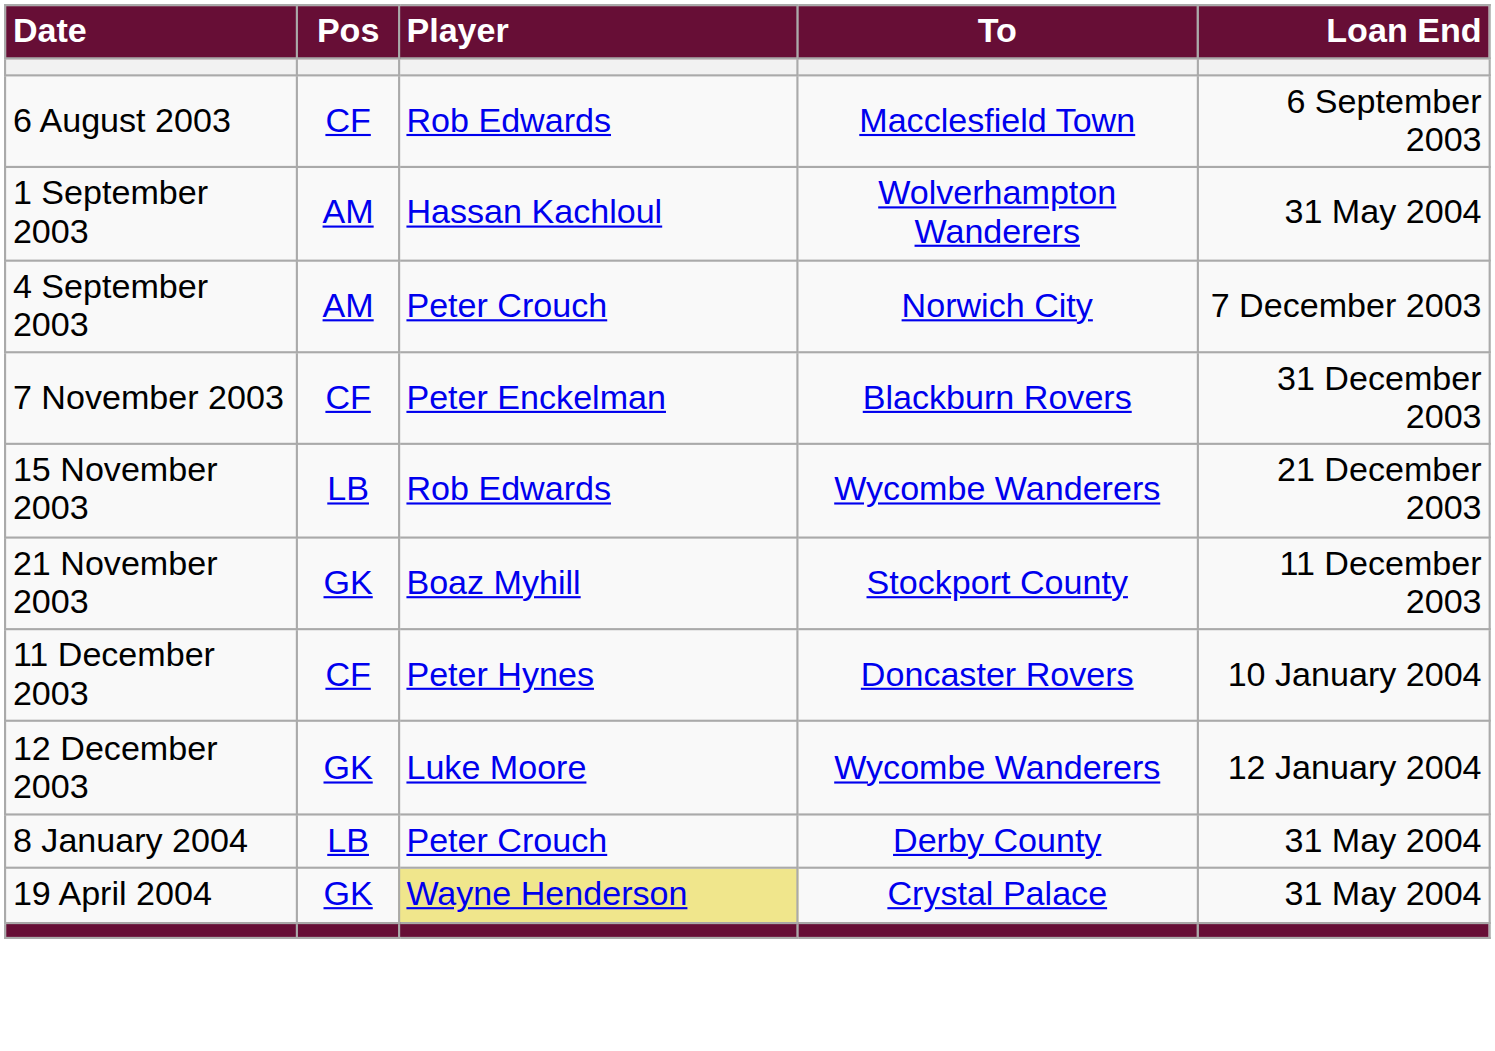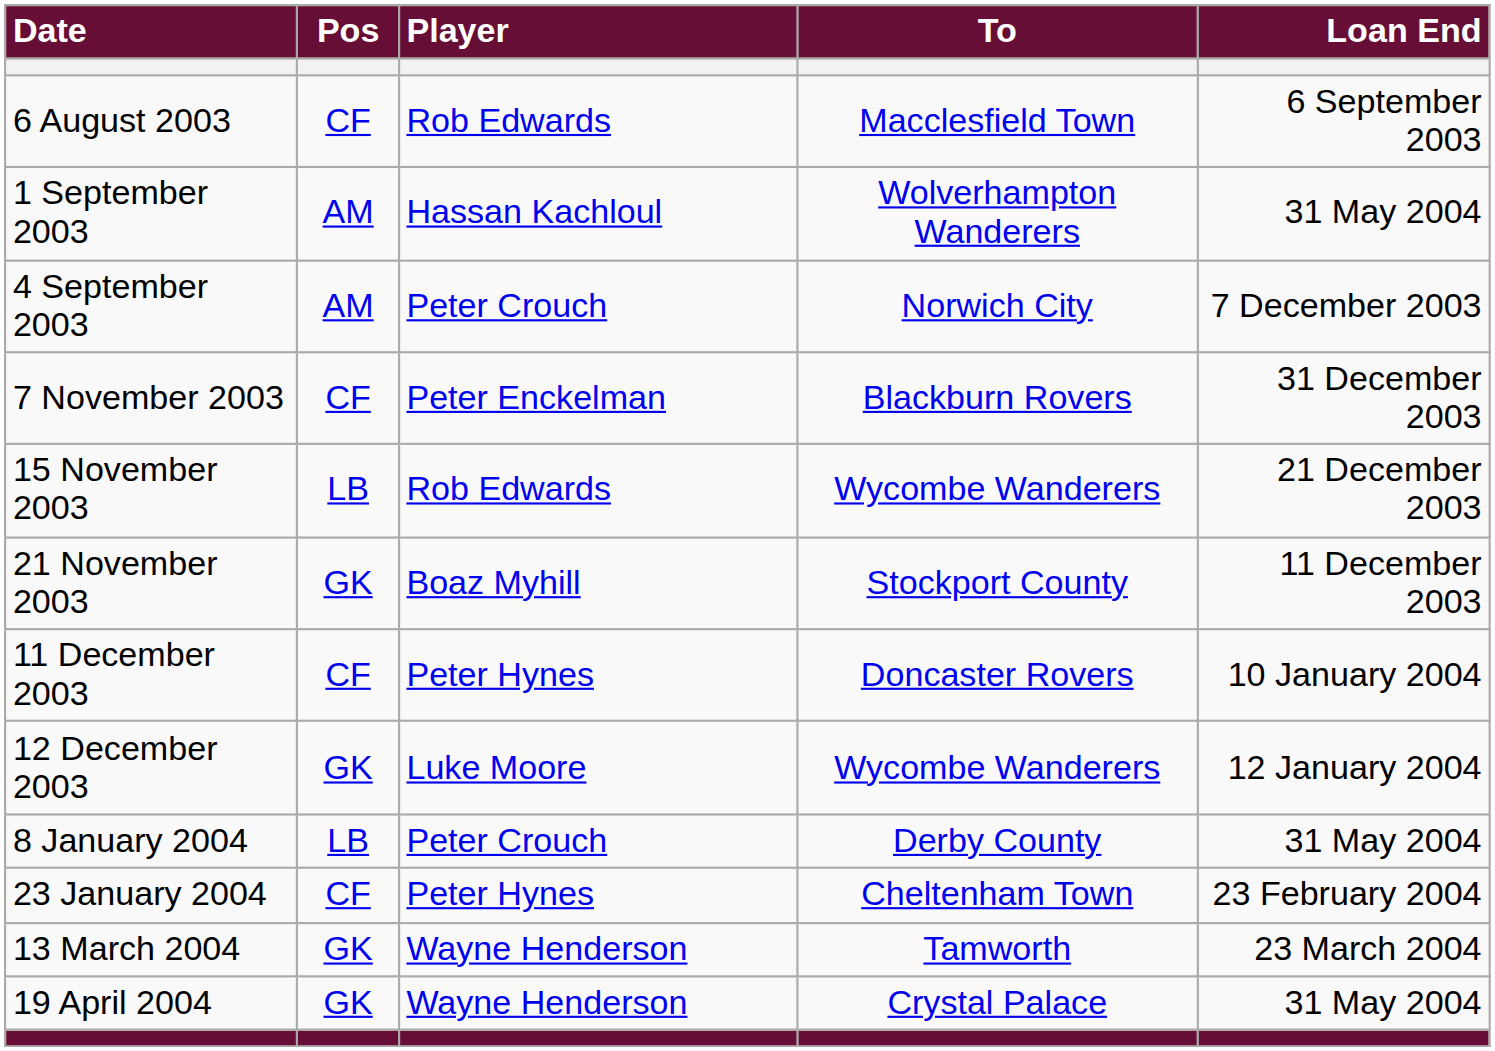+ row: (140, 894)
+ row: (127, 948)
(547, 894) khaki background -> (547, 1002) no background
